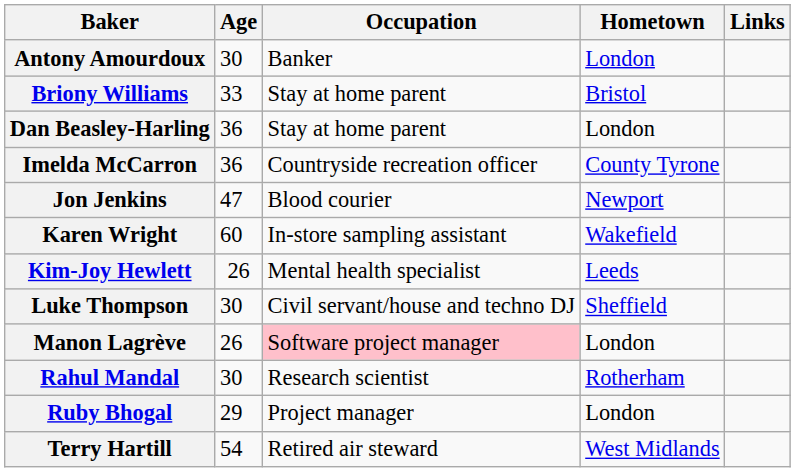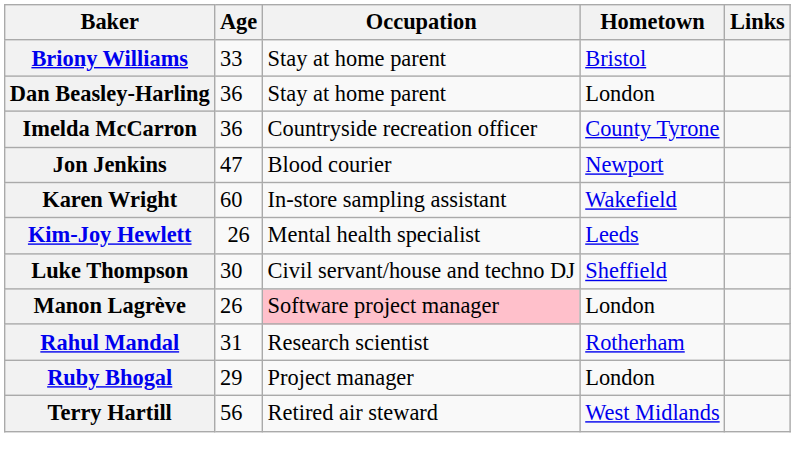- row: (110, 57)
(231, 377) 30 -> (231, 341) 31
(231, 448) 54 -> (231, 413) 56
